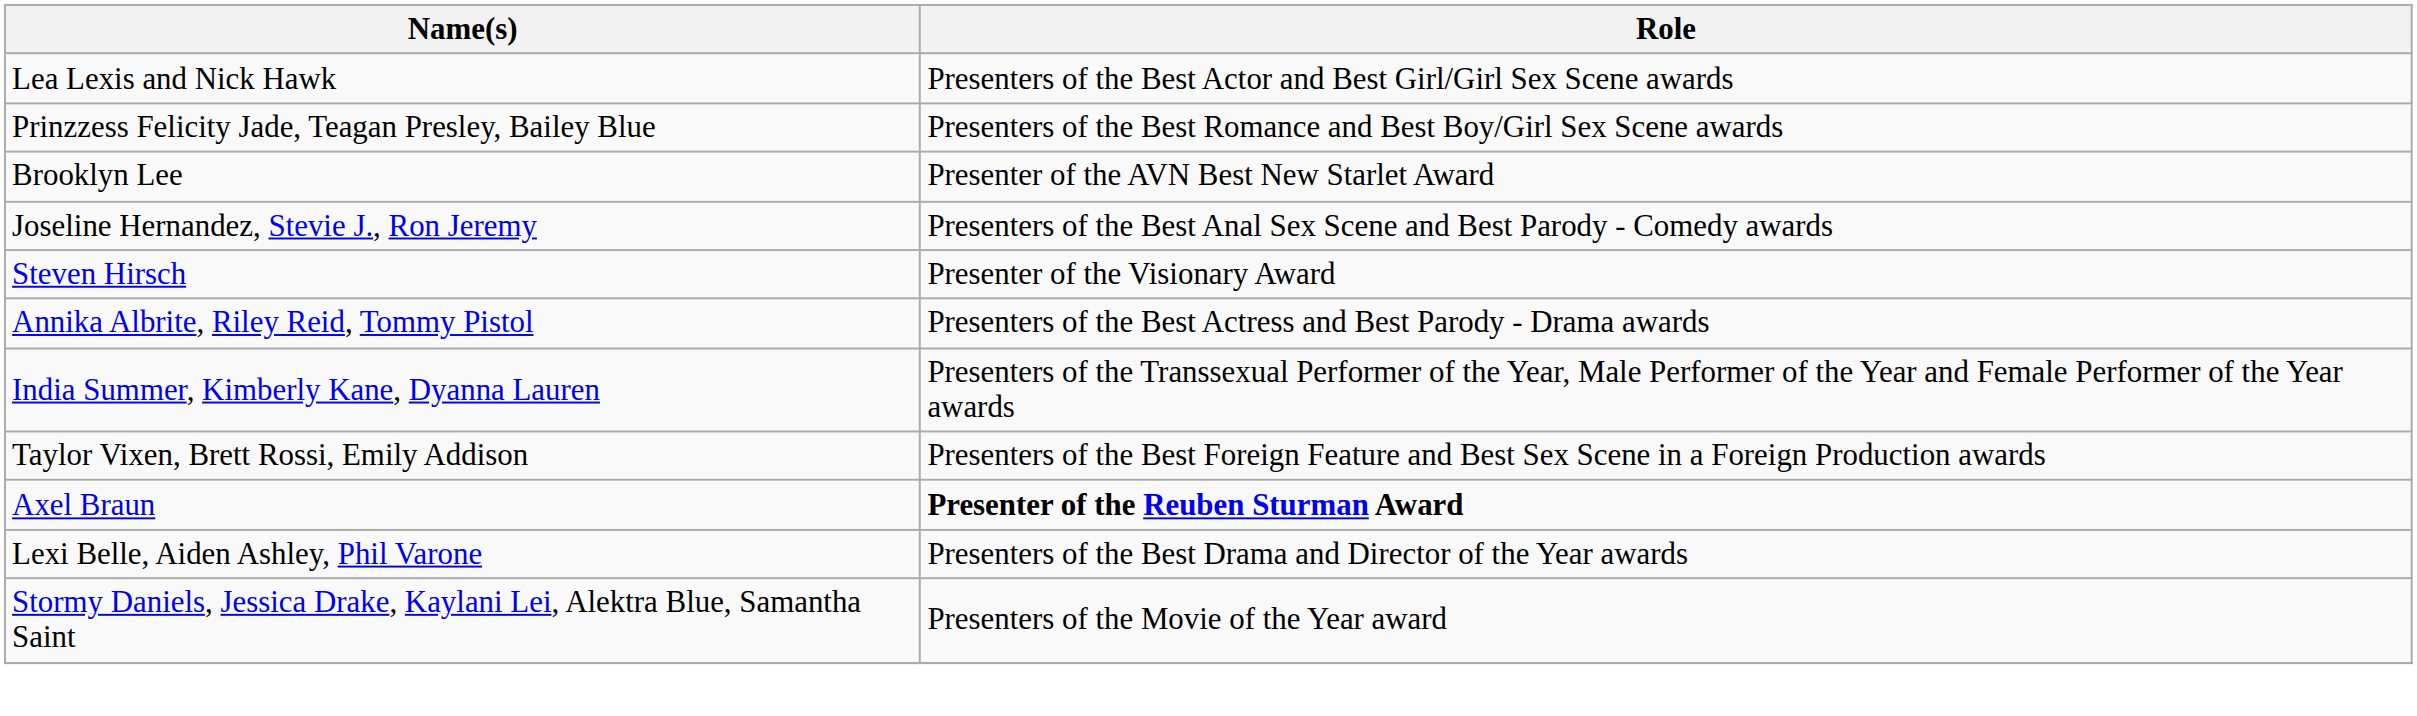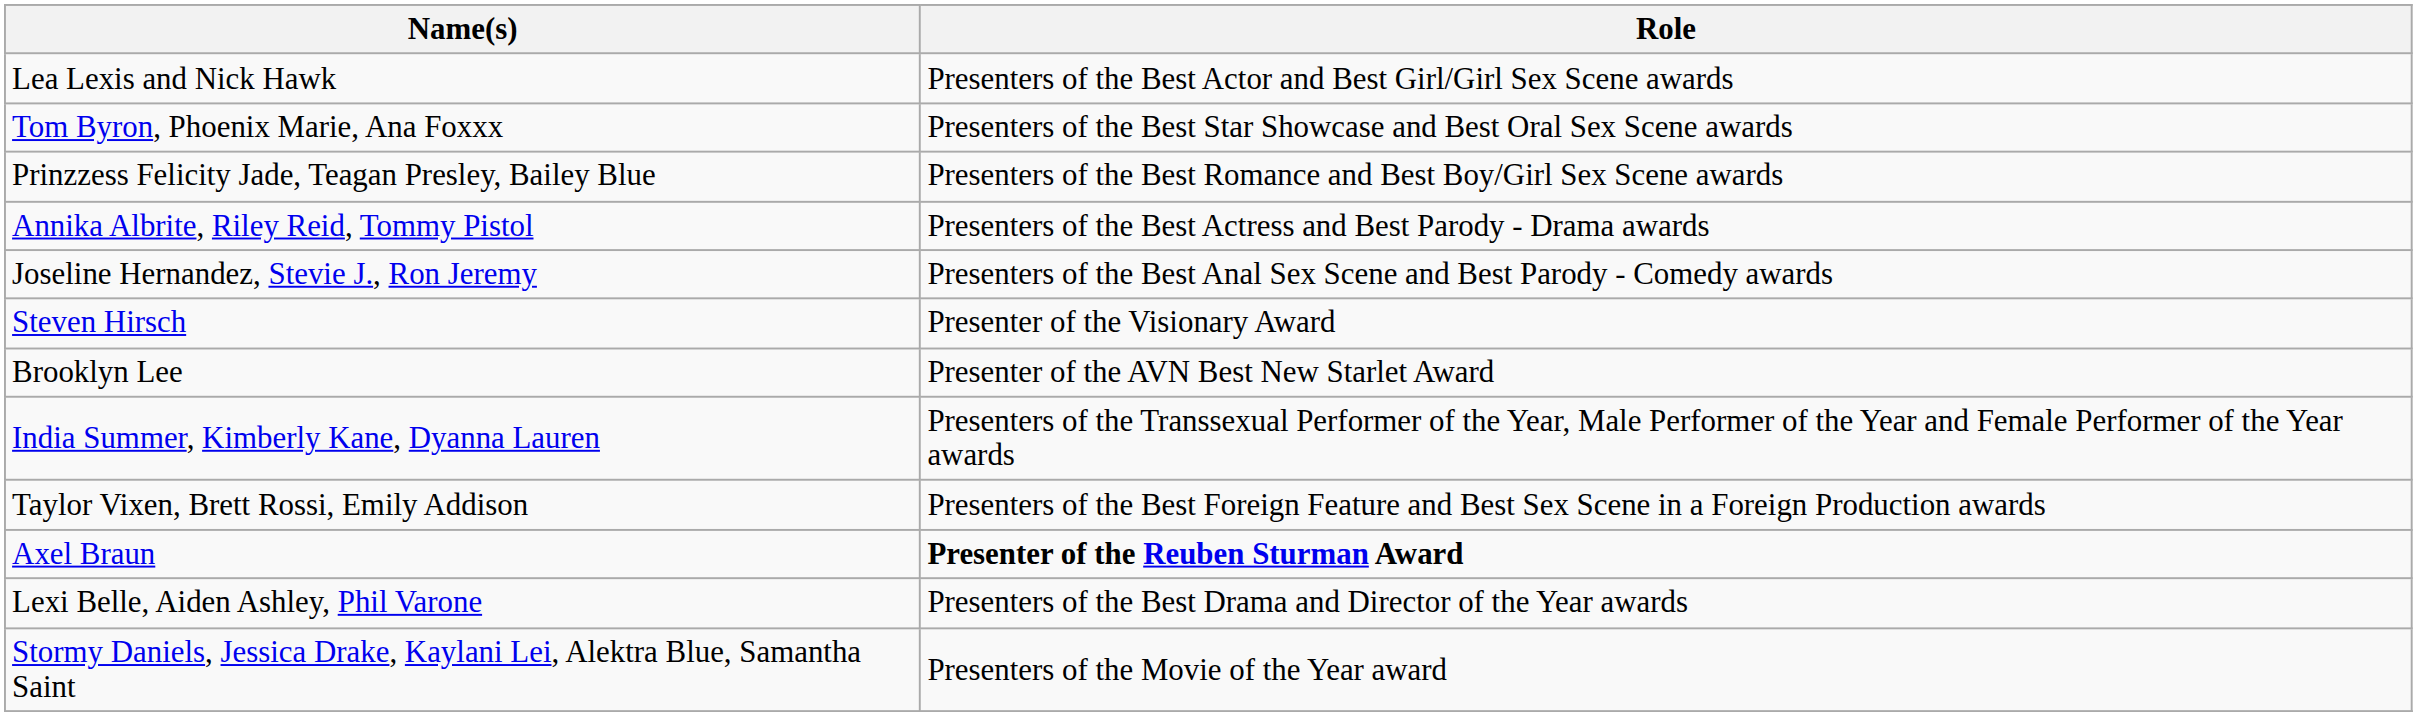+ row: (258, 126)
rows swapped: (97, 175) <-> (273, 322)
